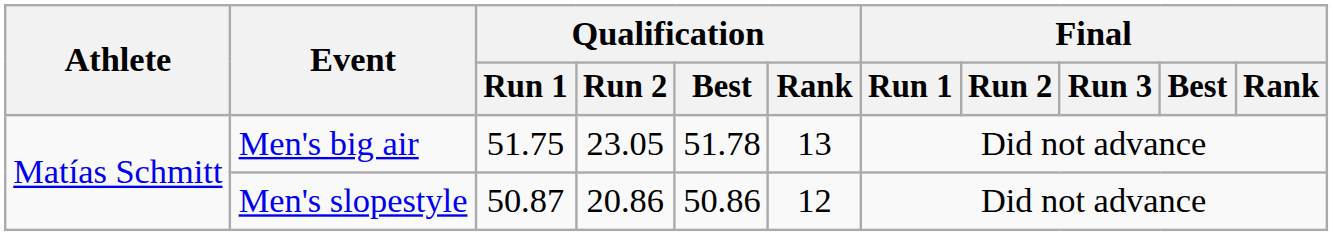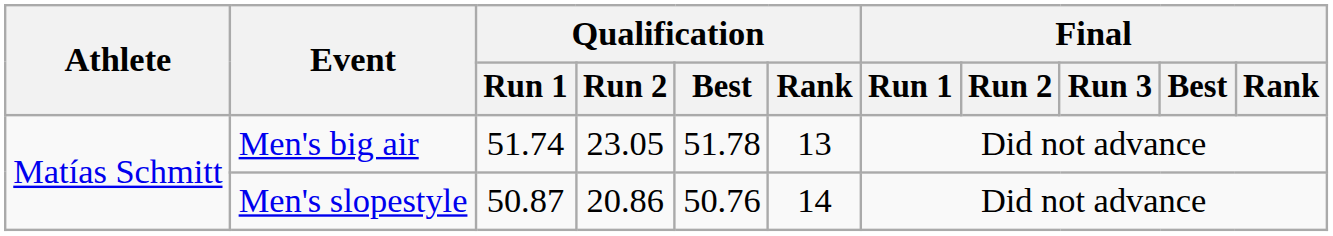(525, 143) 51.75 -> (525, 143) 51.74
(722, 200) 50.86 -> (722, 200) 50.76
(815, 200) 12 -> (815, 200) 14
